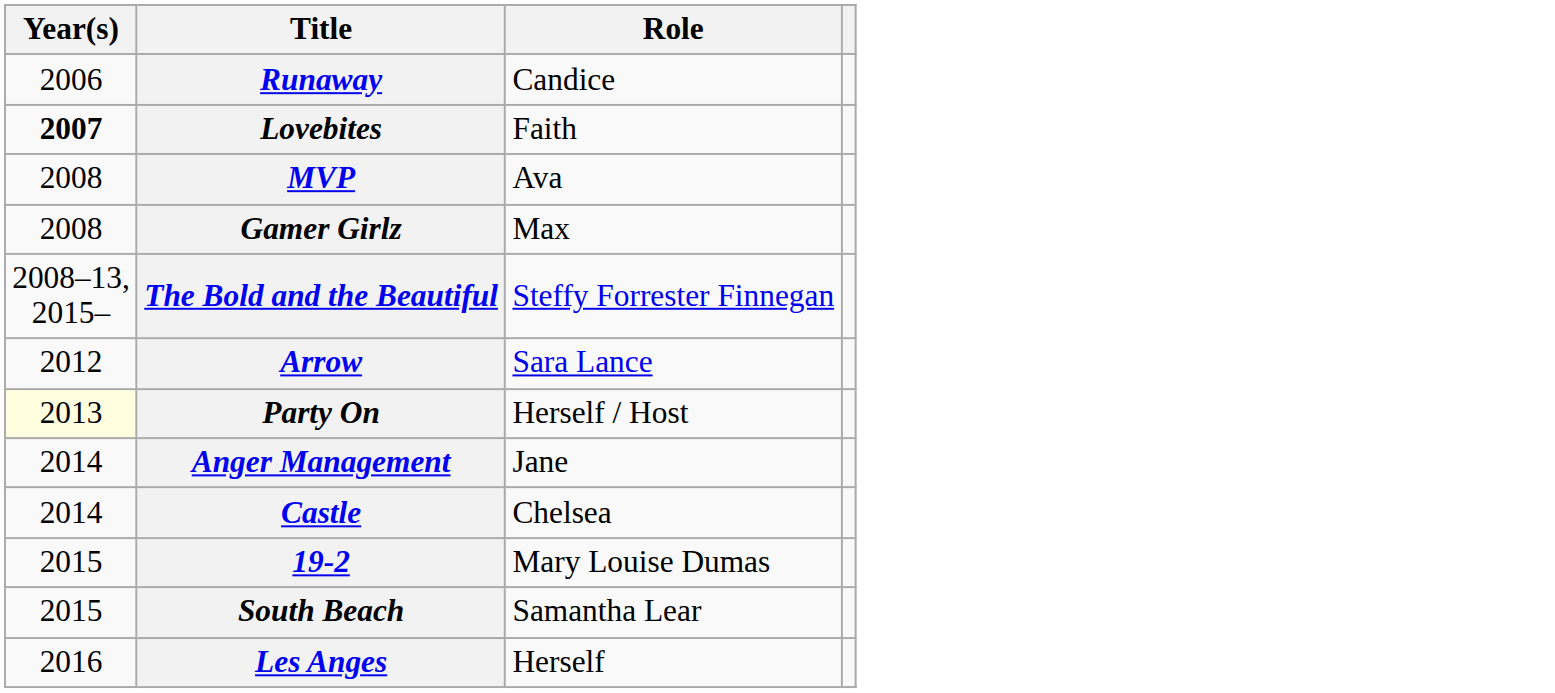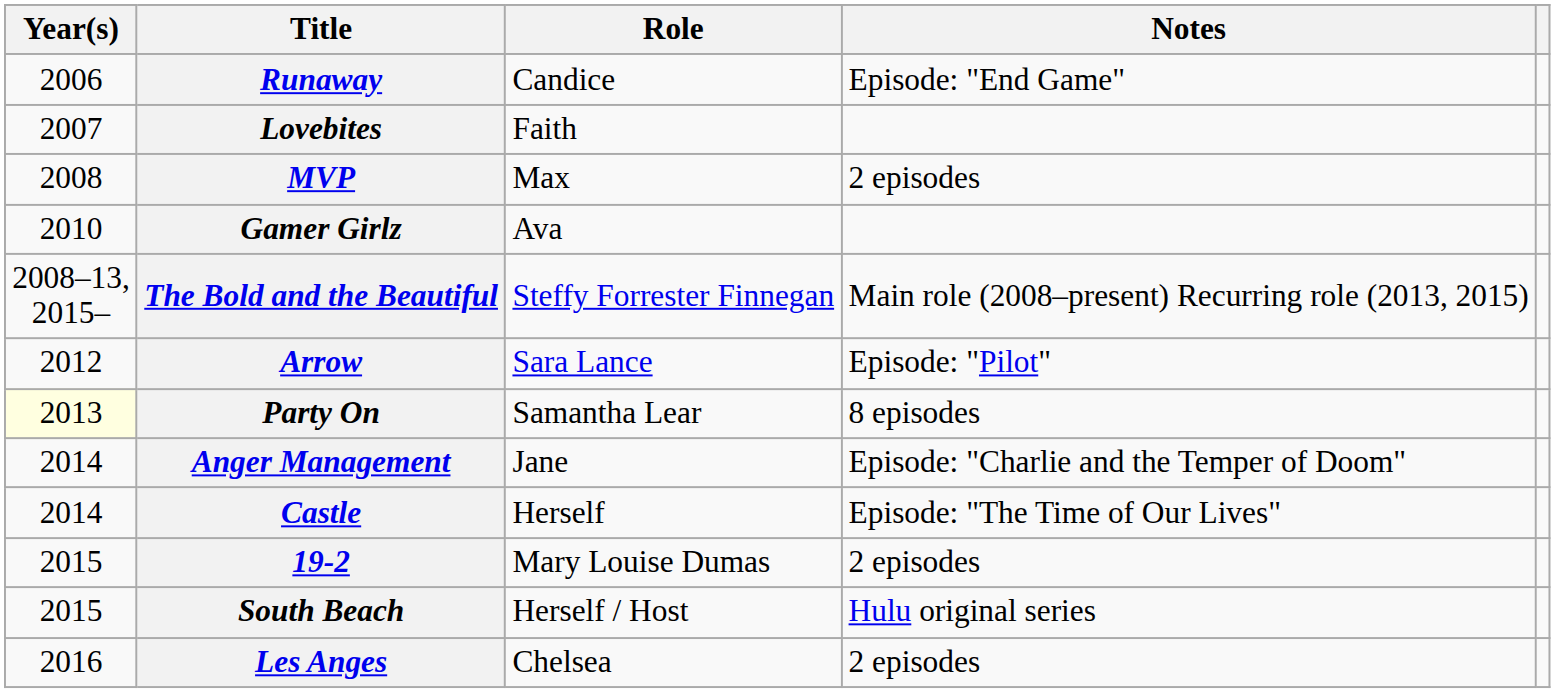+ column: (1189, 29)
(71, 128) bold -> (71, 128) normal
(537, 178) Ava -> (541, 178) Max
(71, 228) 2008 -> (71, 228) 2010
(541, 228) Max -> (537, 228) Ava
(600, 412) Herself / Host -> (607, 412) Samantha Lear
(562, 512) Chelsea -> (559, 512) Herself
(607, 611) Samantha Lear -> (600, 611) Herself / Host
(559, 661) Herself -> (562, 661) Chelsea
